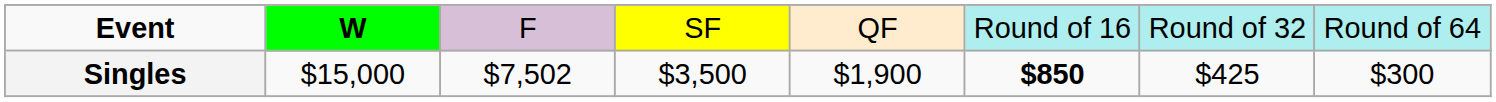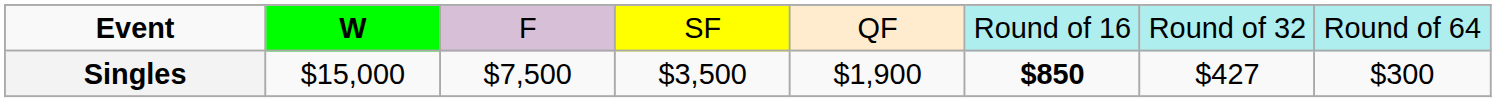(528, 74) $7,502 -> (528, 74) $7,500
(1227, 74) $425 -> (1227, 74) $427
